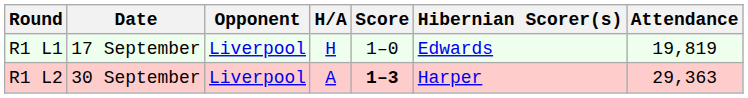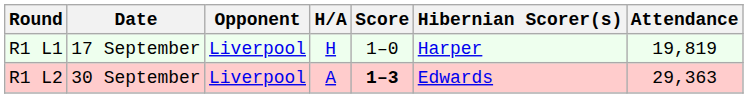(455, 49) Edwards -> (450, 49) Harper
(450, 78) Harper -> (455, 78) Edwards
